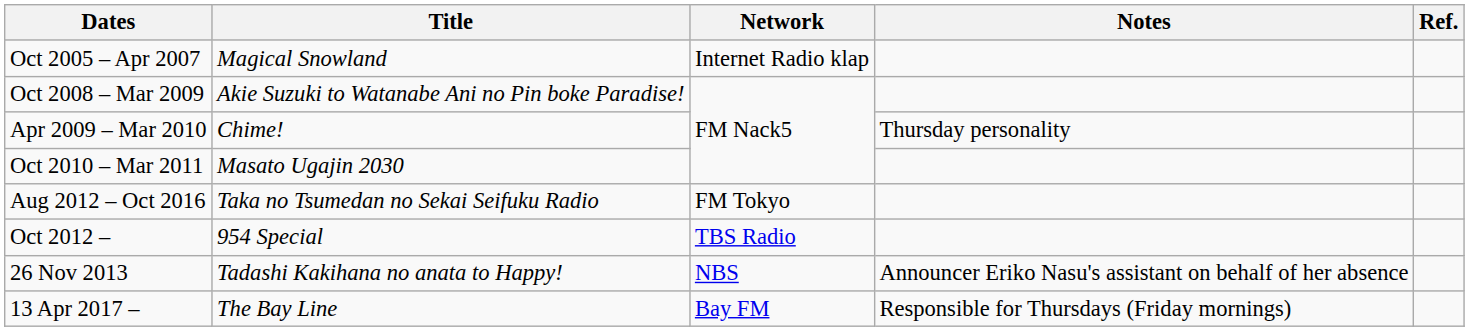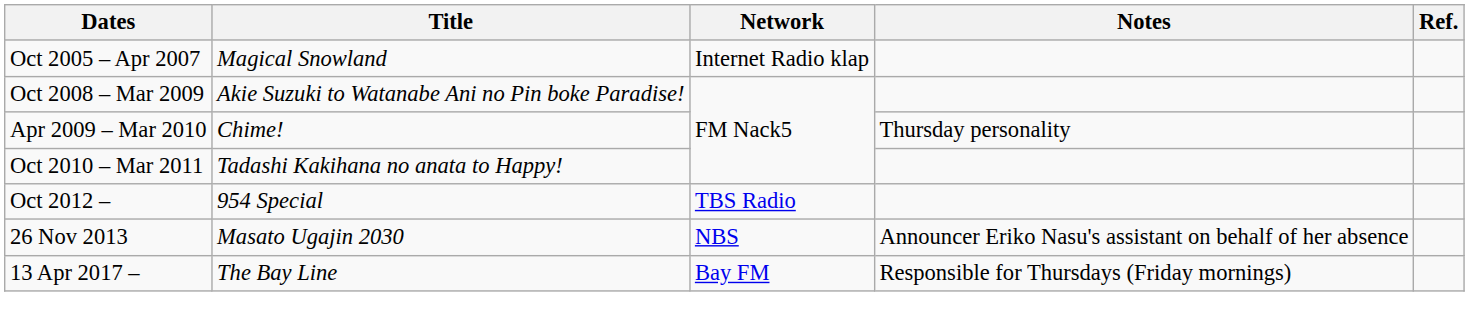(310, 165) Masato Ugajin 2030 -> (390, 165) Tadashi Kakihana no anata to Happy!
- row: (108, 201)
(390, 272) Tadashi Kakihana no anata to Happy! -> (310, 237) Masato Ugajin 2030
